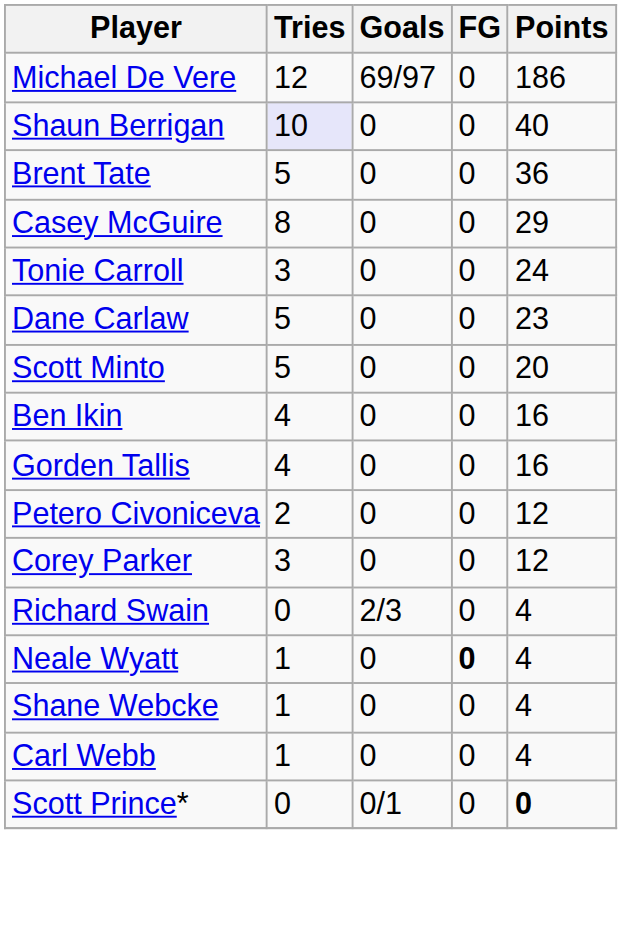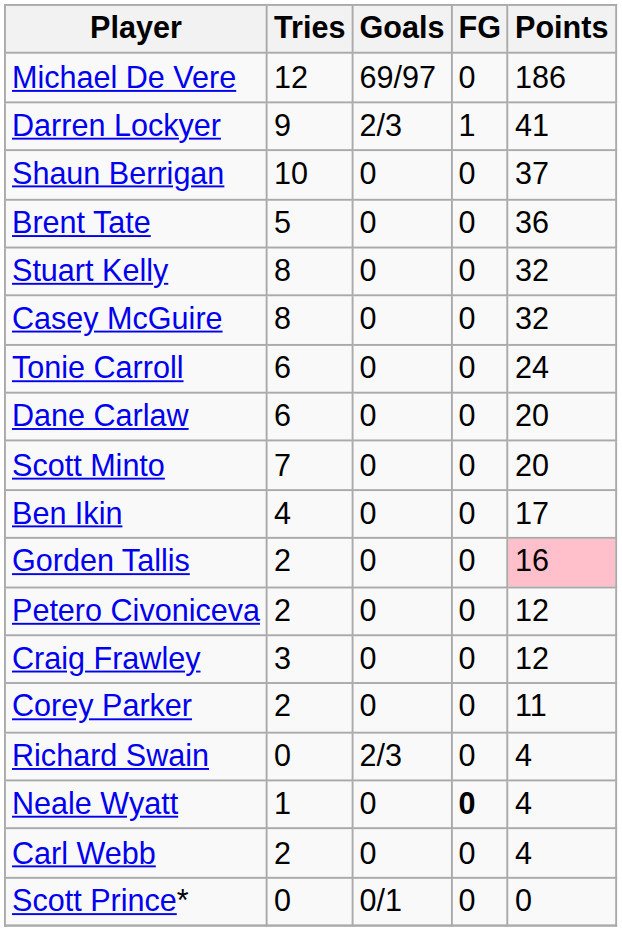+ row: (116, 125)
(291, 125) lavender background -> (291, 174) no background
(532, 125) 40 -> (532, 174) 37
+ row: (90, 271)
(532, 222) 29 -> (532, 319) 32
(283, 271) 3 -> (283, 367) 6
(283, 319) 5 -> (283, 416) 6
(532, 319) 23 -> (532, 416) 20
(283, 367) 5 -> (283, 464) 7
(532, 416) 16 -> (532, 513) 17
(283, 464) 4 -> (283, 561) 2
(532, 464) no background -> (532, 561) pink background
+ row: (106, 658)
(283, 561) 3 -> (283, 707) 2
(532, 561) 12 -> (531, 707) 11
- row: (115, 707)
(283, 755) 1 -> (283, 852) 2
(524, 804) bold -> (524, 901) normal
